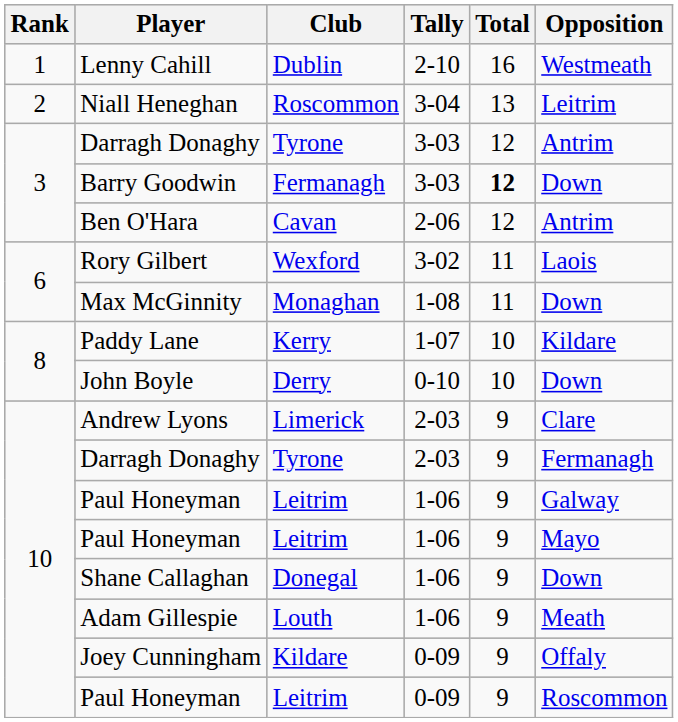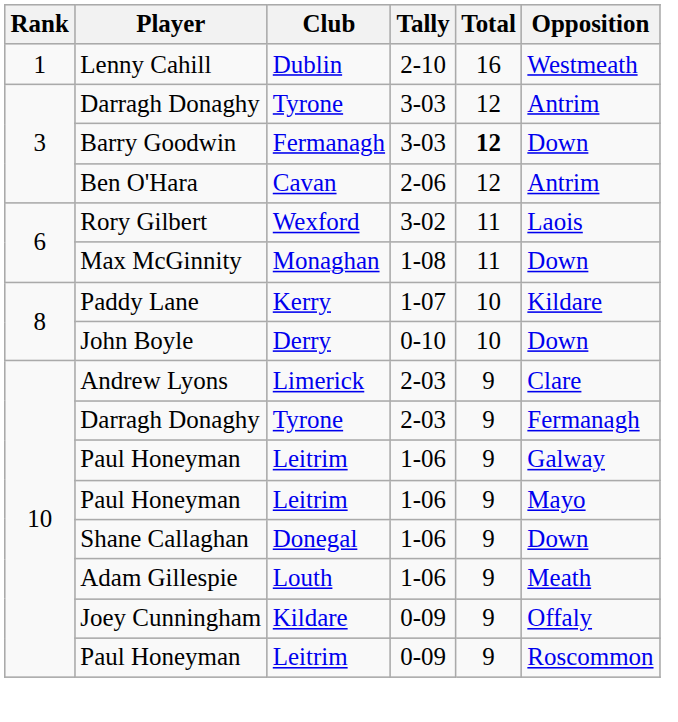- row: (159, 103)
